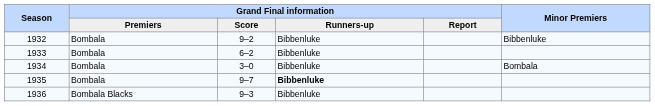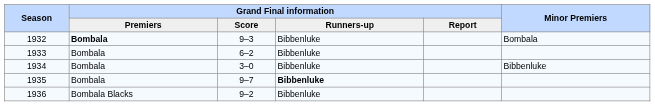(88, 39) normal -> (89, 39) bold
(246, 39) 9–2 -> (246, 39) 9–3
(525, 39) Bibbenluke -> (521, 39) Bombala
(521, 66) Bombala -> (525, 66) Bibbenluke
(246, 94) 9–3 -> (246, 94) 9–2
